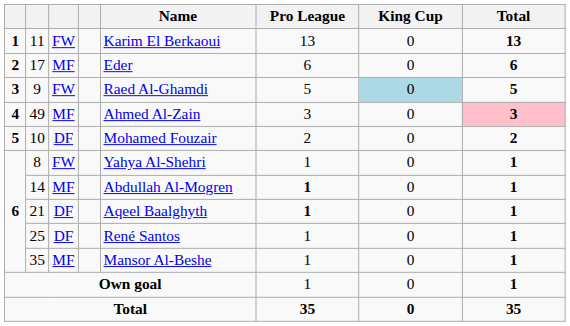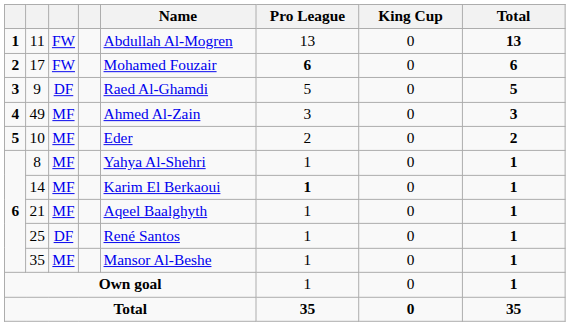(162, 41) Karim El Berkaoui -> (168, 41) Abdullah Al-Mogren
(63, 65) MF -> (63, 65) FW
(118, 65) Eder -> (160, 65) Mohamed Fouzair
(307, 65) normal -> (307, 65) bold
(63, 89) FW -> (63, 89) DF
(410, 89) lightblue background -> (410, 89) no background
(514, 114) pink background -> (514, 114) no background
(63, 138) DF -> (63, 138) MF
(160, 138) Mohamed Fouzair -> (118, 138) Eder
(63, 162) FW -> (63, 162) MF
(168, 187) Abdullah Al-Mogren -> (162, 187) Karim El Berkaoui
(63, 211) DF -> (63, 211) MF
(307, 211) bold -> (307, 211) normal
